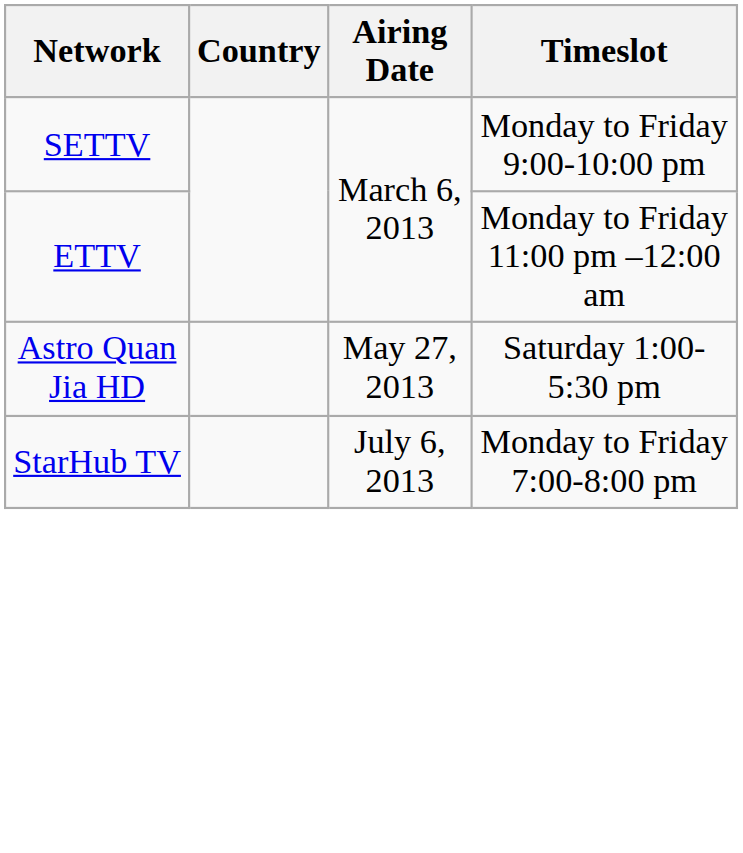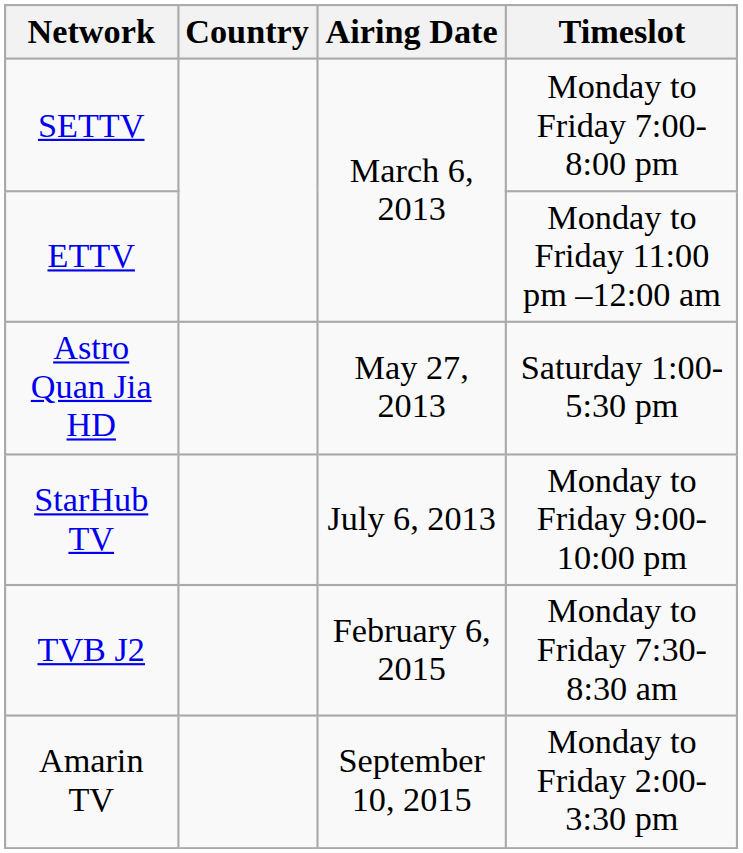(604, 143) Monday to Friday 9:00-10:00 pm -> (622, 124) Monday to Friday 7:00-8:00 pm
(604, 460) Monday to Friday 7:00-8:00 pm -> (622, 518) Monday to Friday 9:00-10:00 pm
+ row: (91, 649)
+ row: (91, 781)
